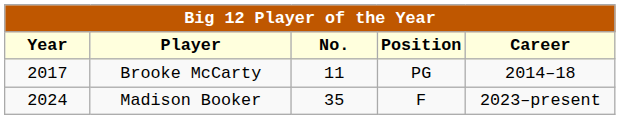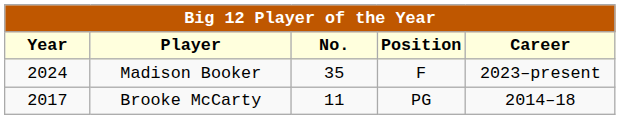rows swapped: (191, 73) <-> (191, 100)
